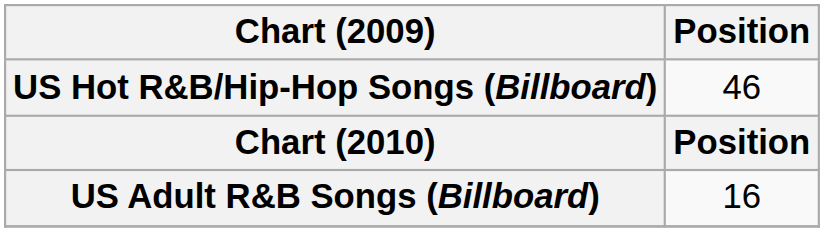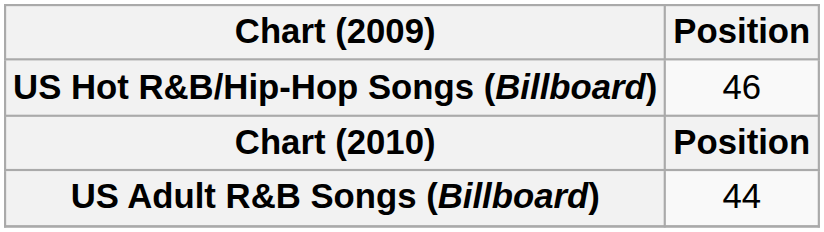(742, 197) 16 -> (742, 197) 44
